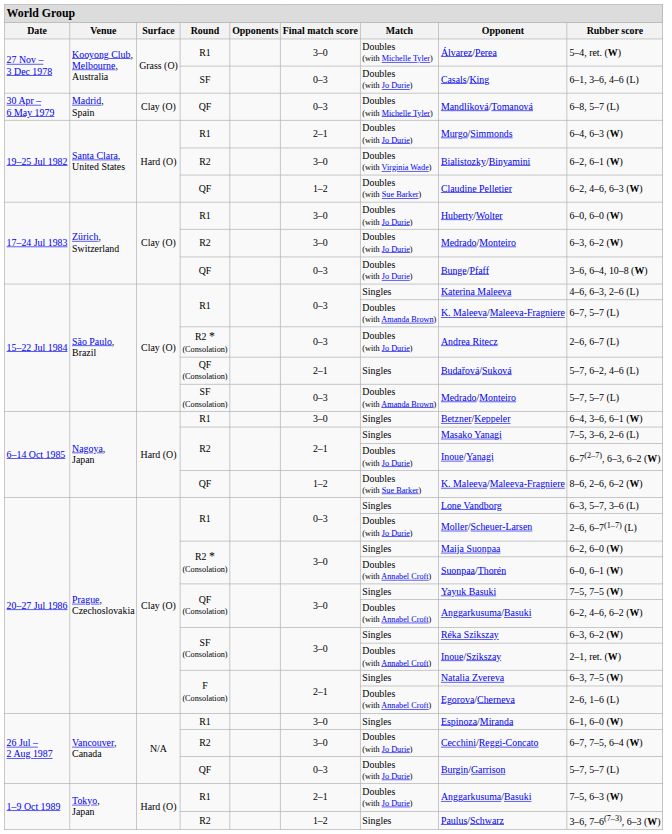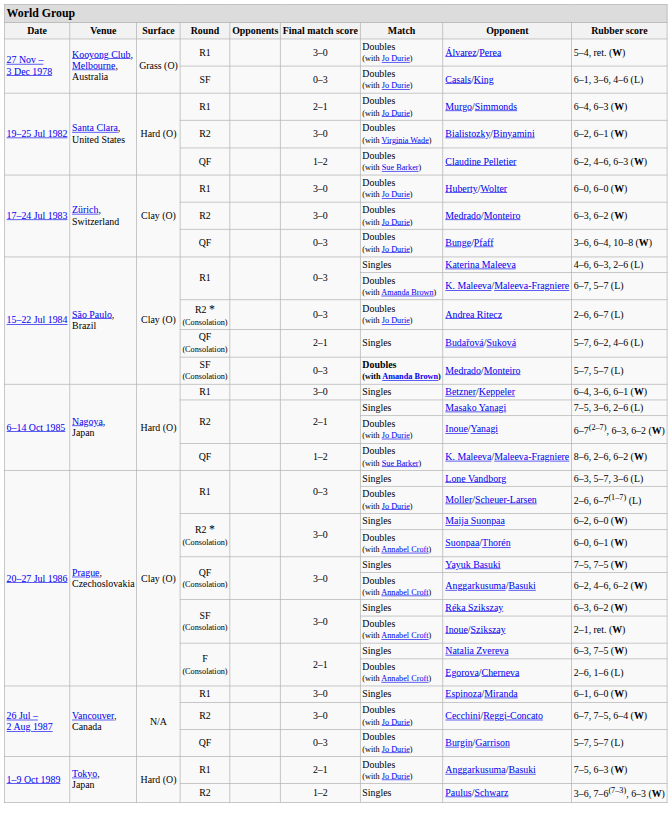(398, 52) Doubles (with Michelle Tyler) -> (387, 52) Doubles (with Jo Durie)
- row: (30, 106)
(399, 397) normal -> (402, 370) bold
